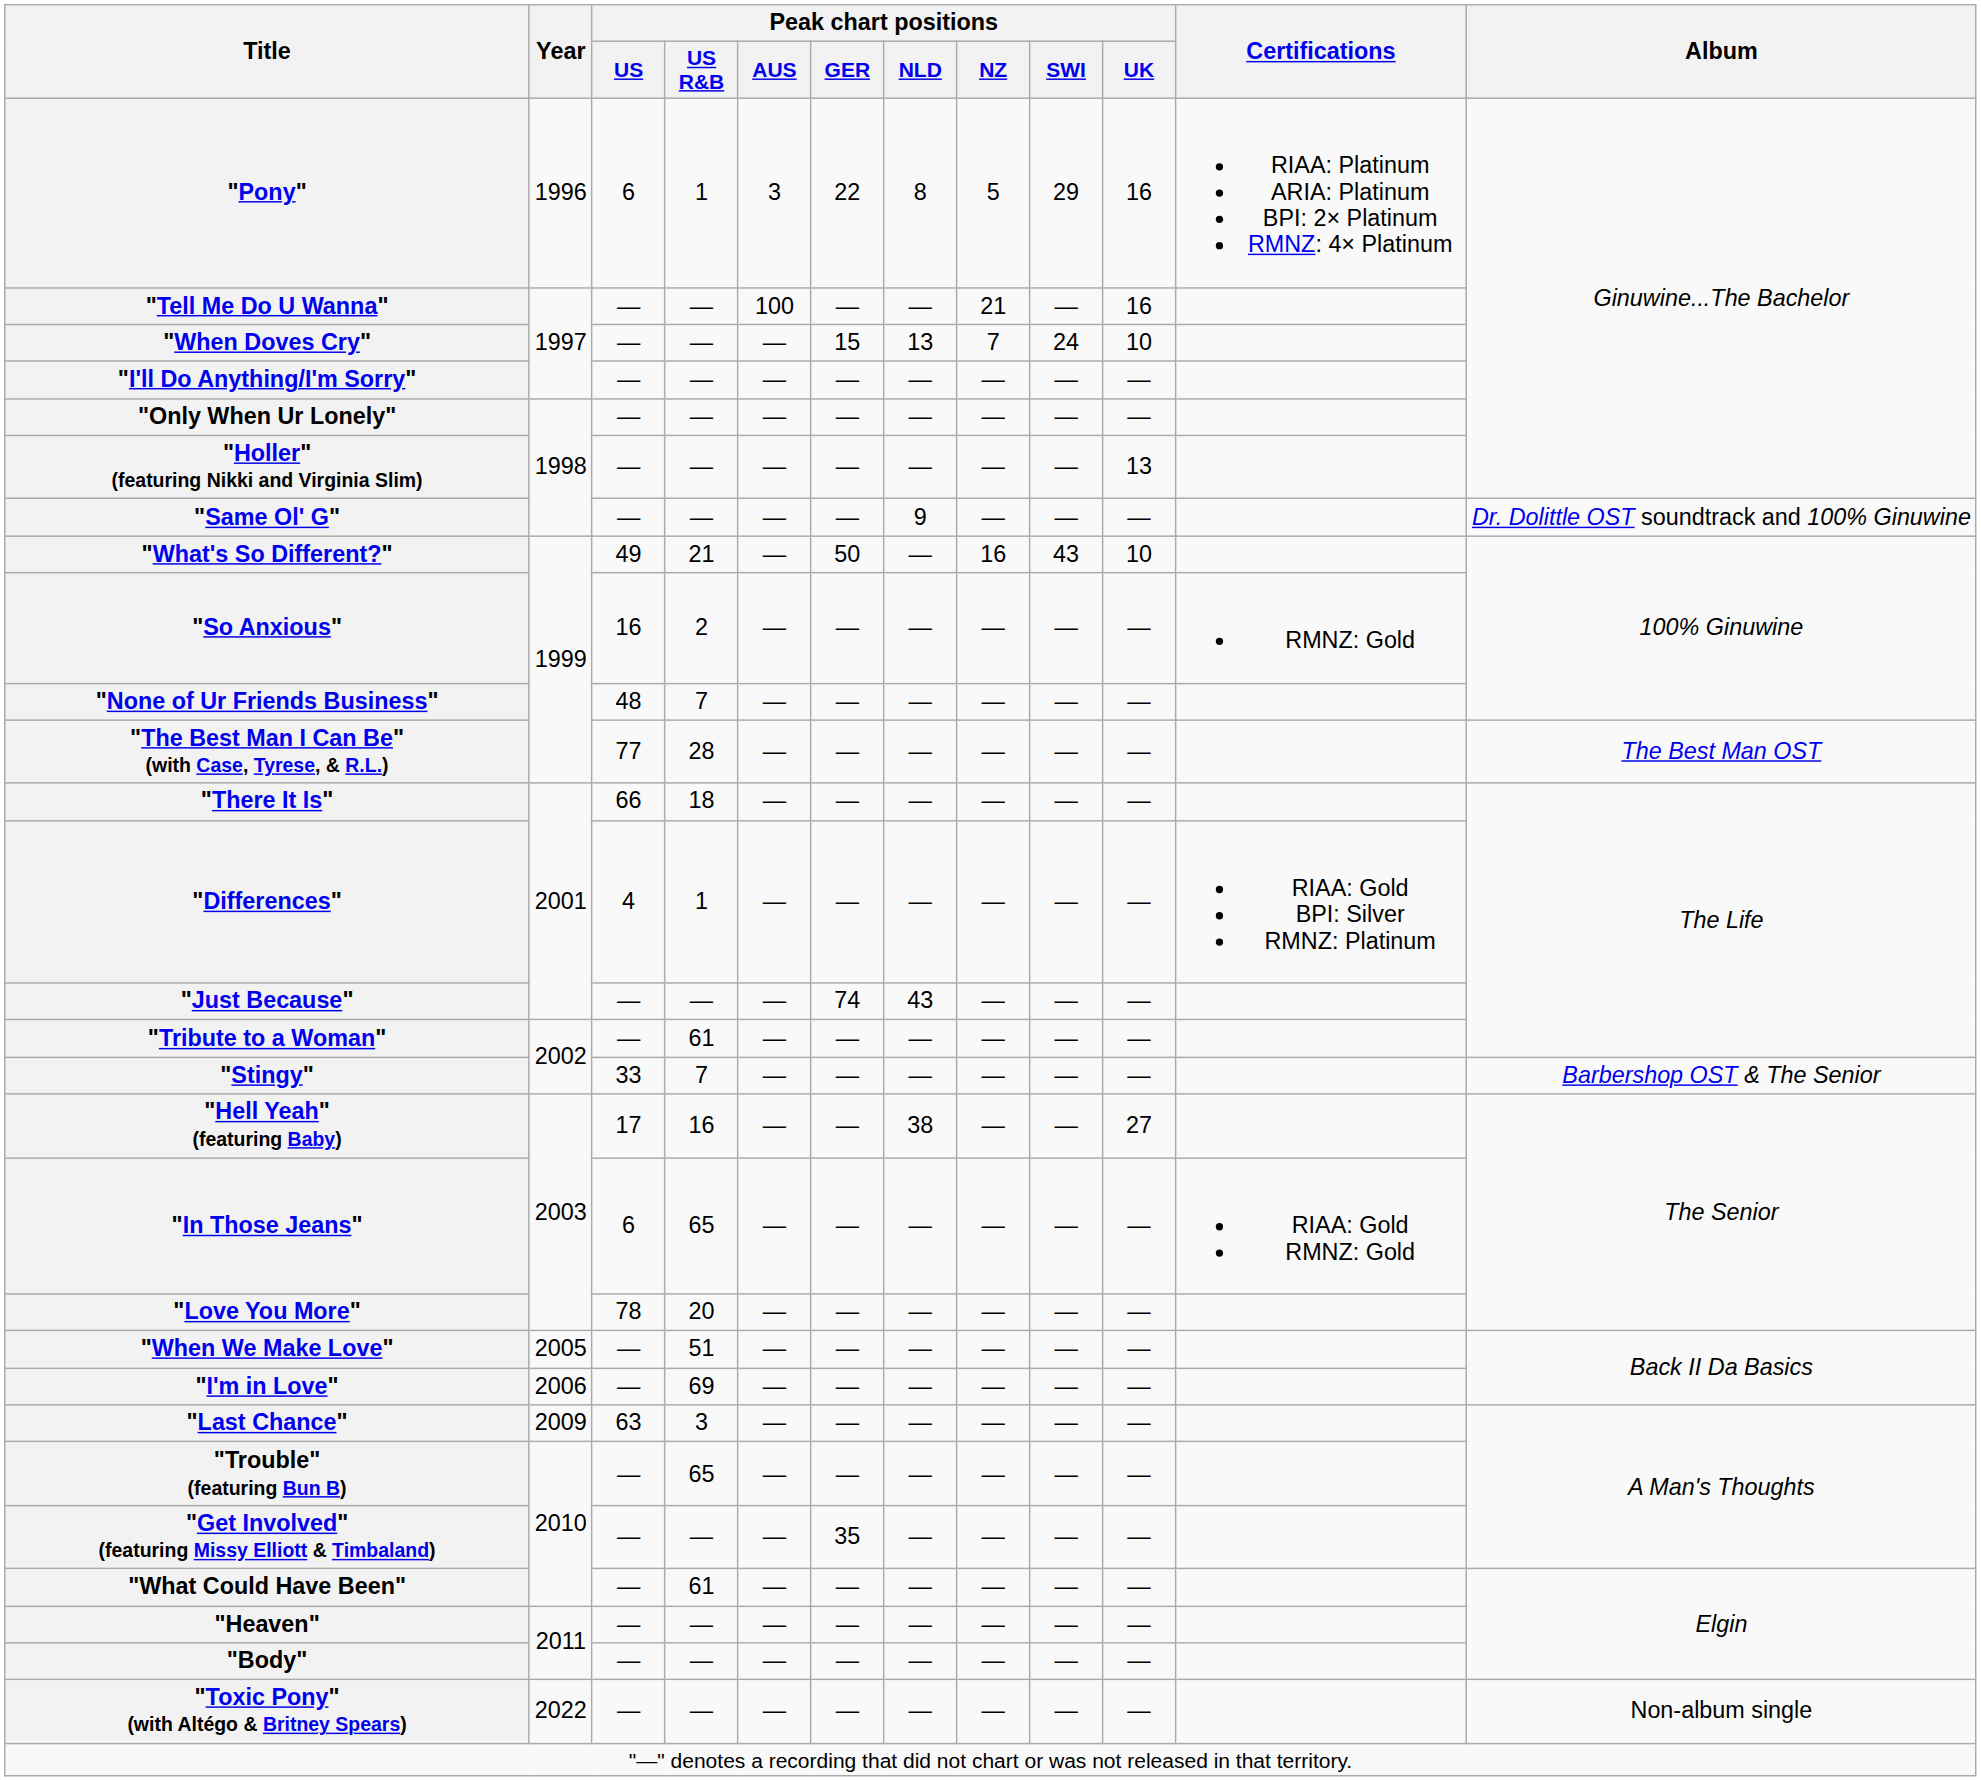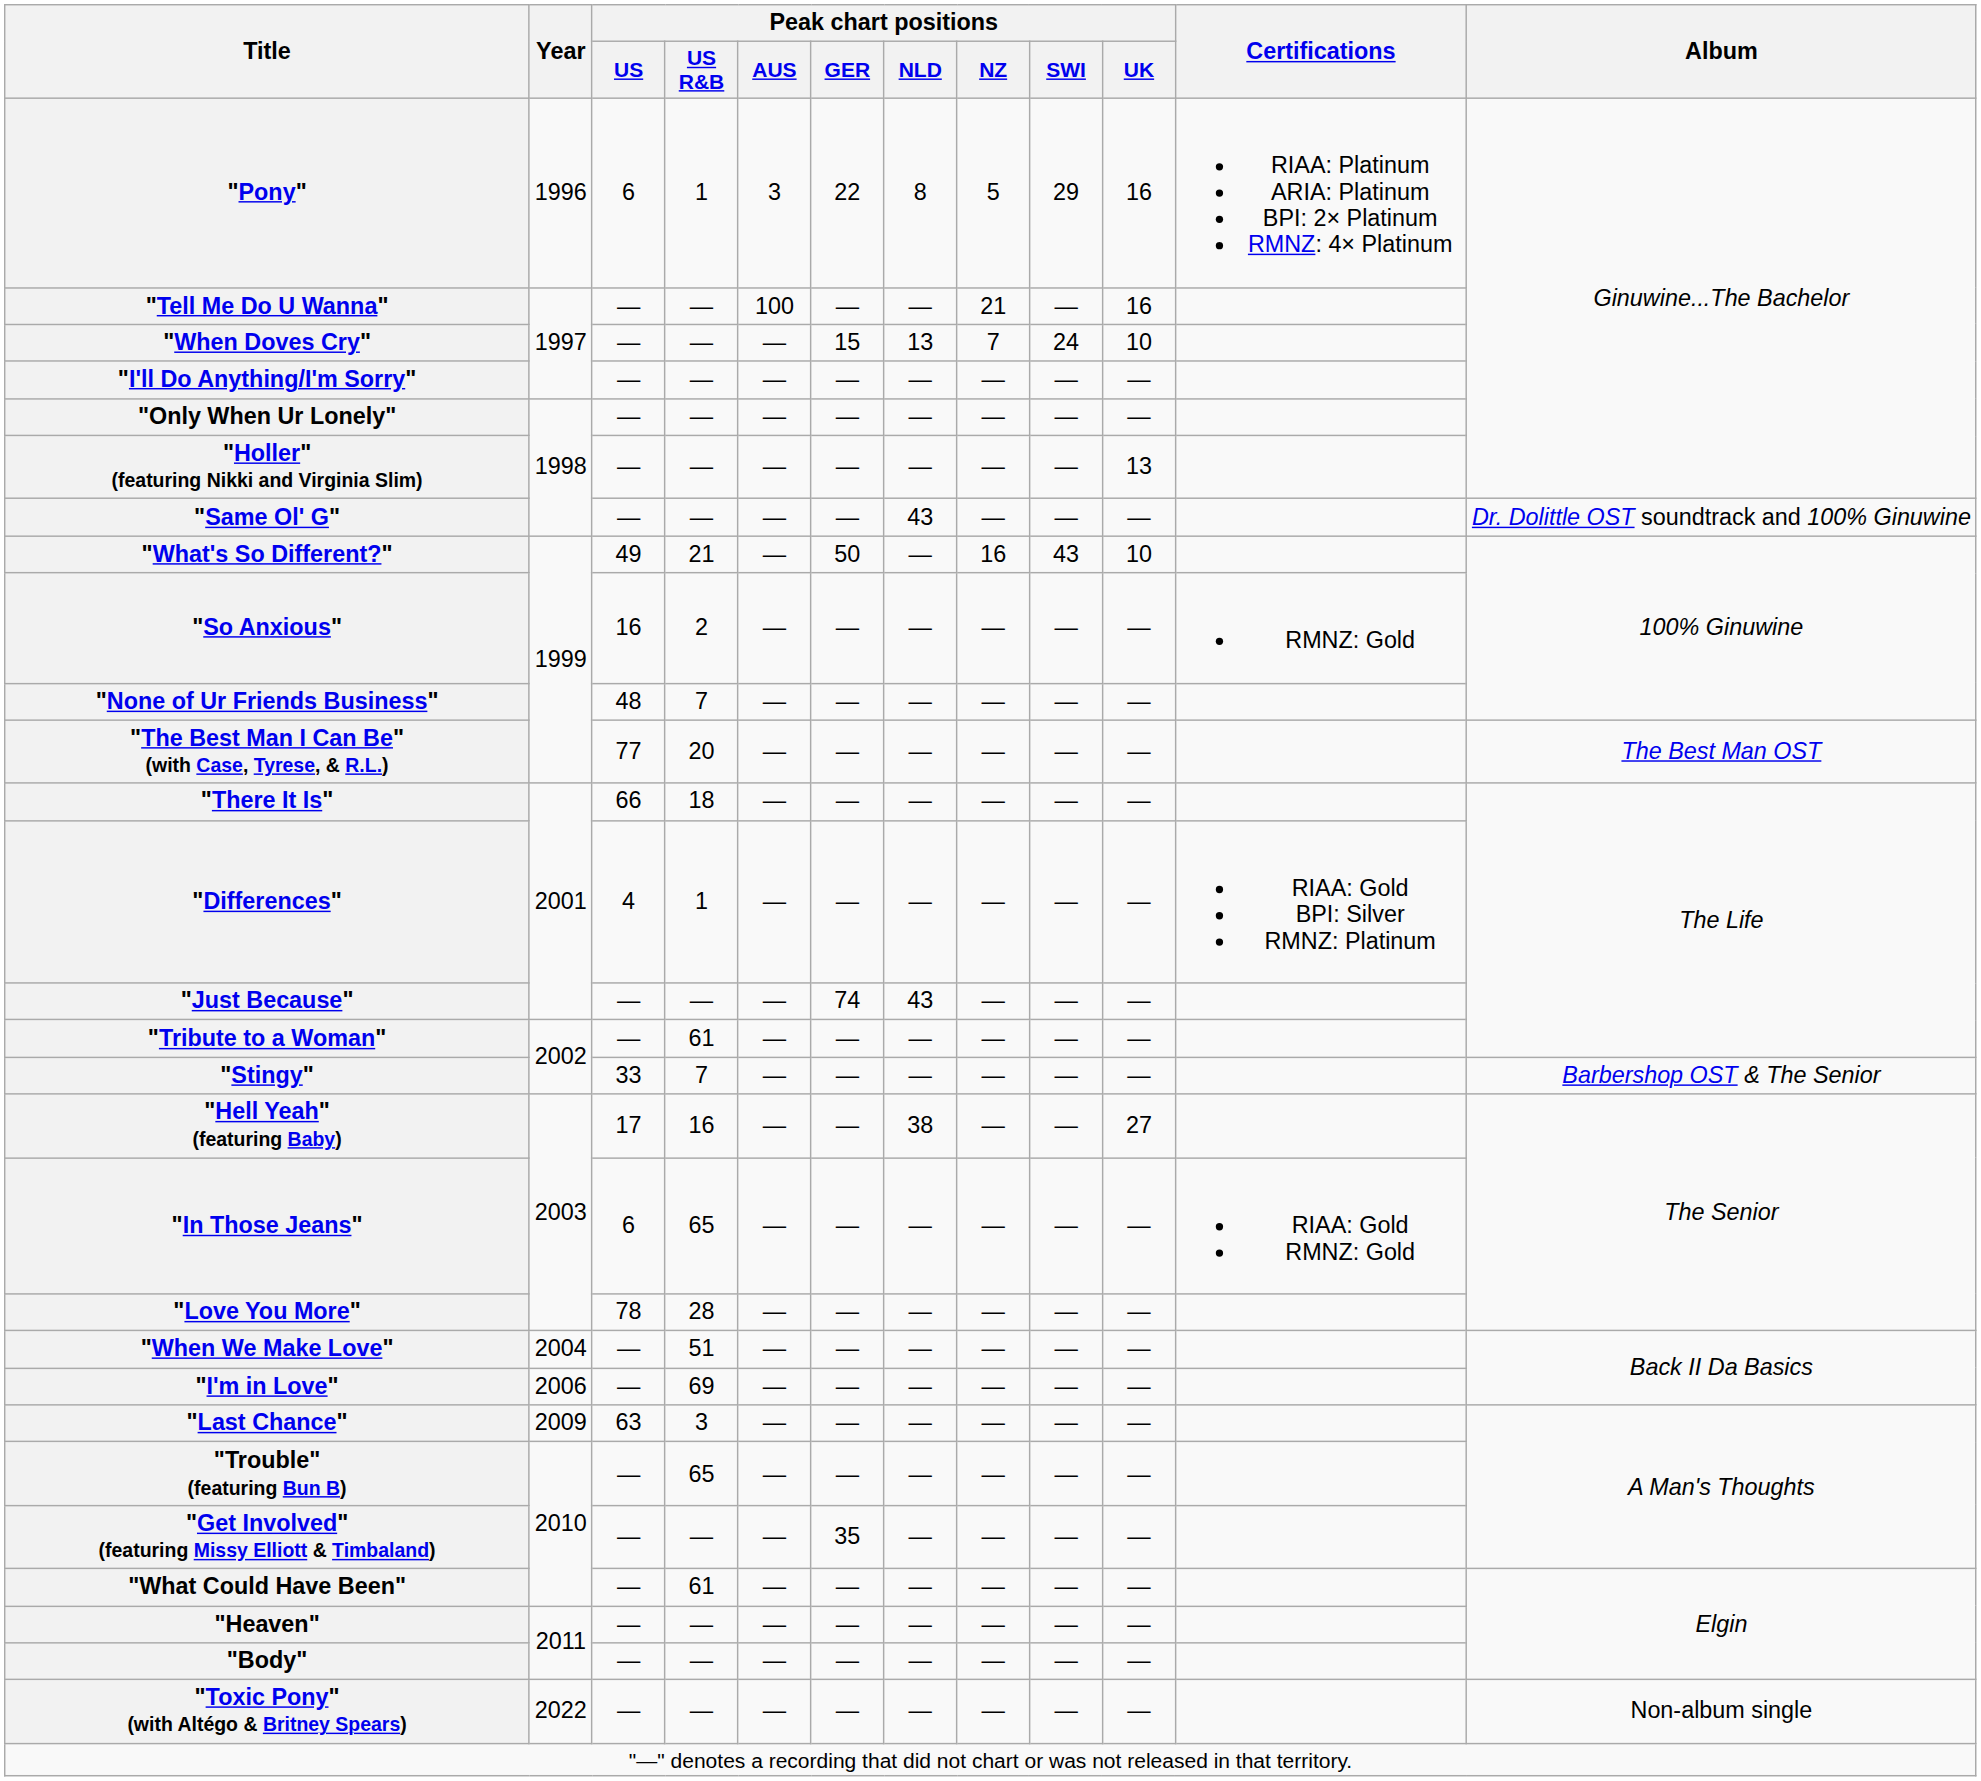(920, 517) 9 -> (920, 517) 43
(702, 751) 28 -> (702, 751) 20
(702, 1312) 20 -> (702, 1312) 28
(561, 1349) 2005 -> (561, 1349) 2004
